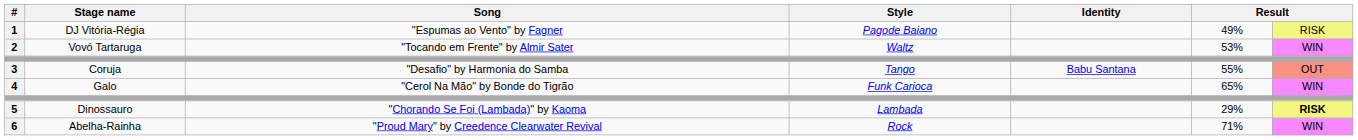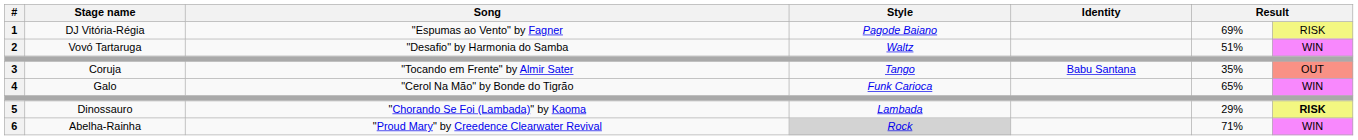(1232, 30) 49% -> (1232, 30) 69%
(487, 47) "Tocando em Frente" by Almir Sater -> (487, 47) "Desafio" by Harmonia do Samba
(1232, 47) 53% -> (1232, 47) 51%
(487, 69) "Desafio" by Harmonia do Samba -> (487, 69) "Tocando em Frente" by Almir Sater
(1232, 69) 55% -> (1232, 69) 35%
(900, 126) no background -> (900, 126) lightgrey background
